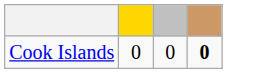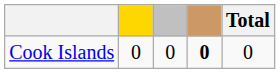+ column: (248, 20)
